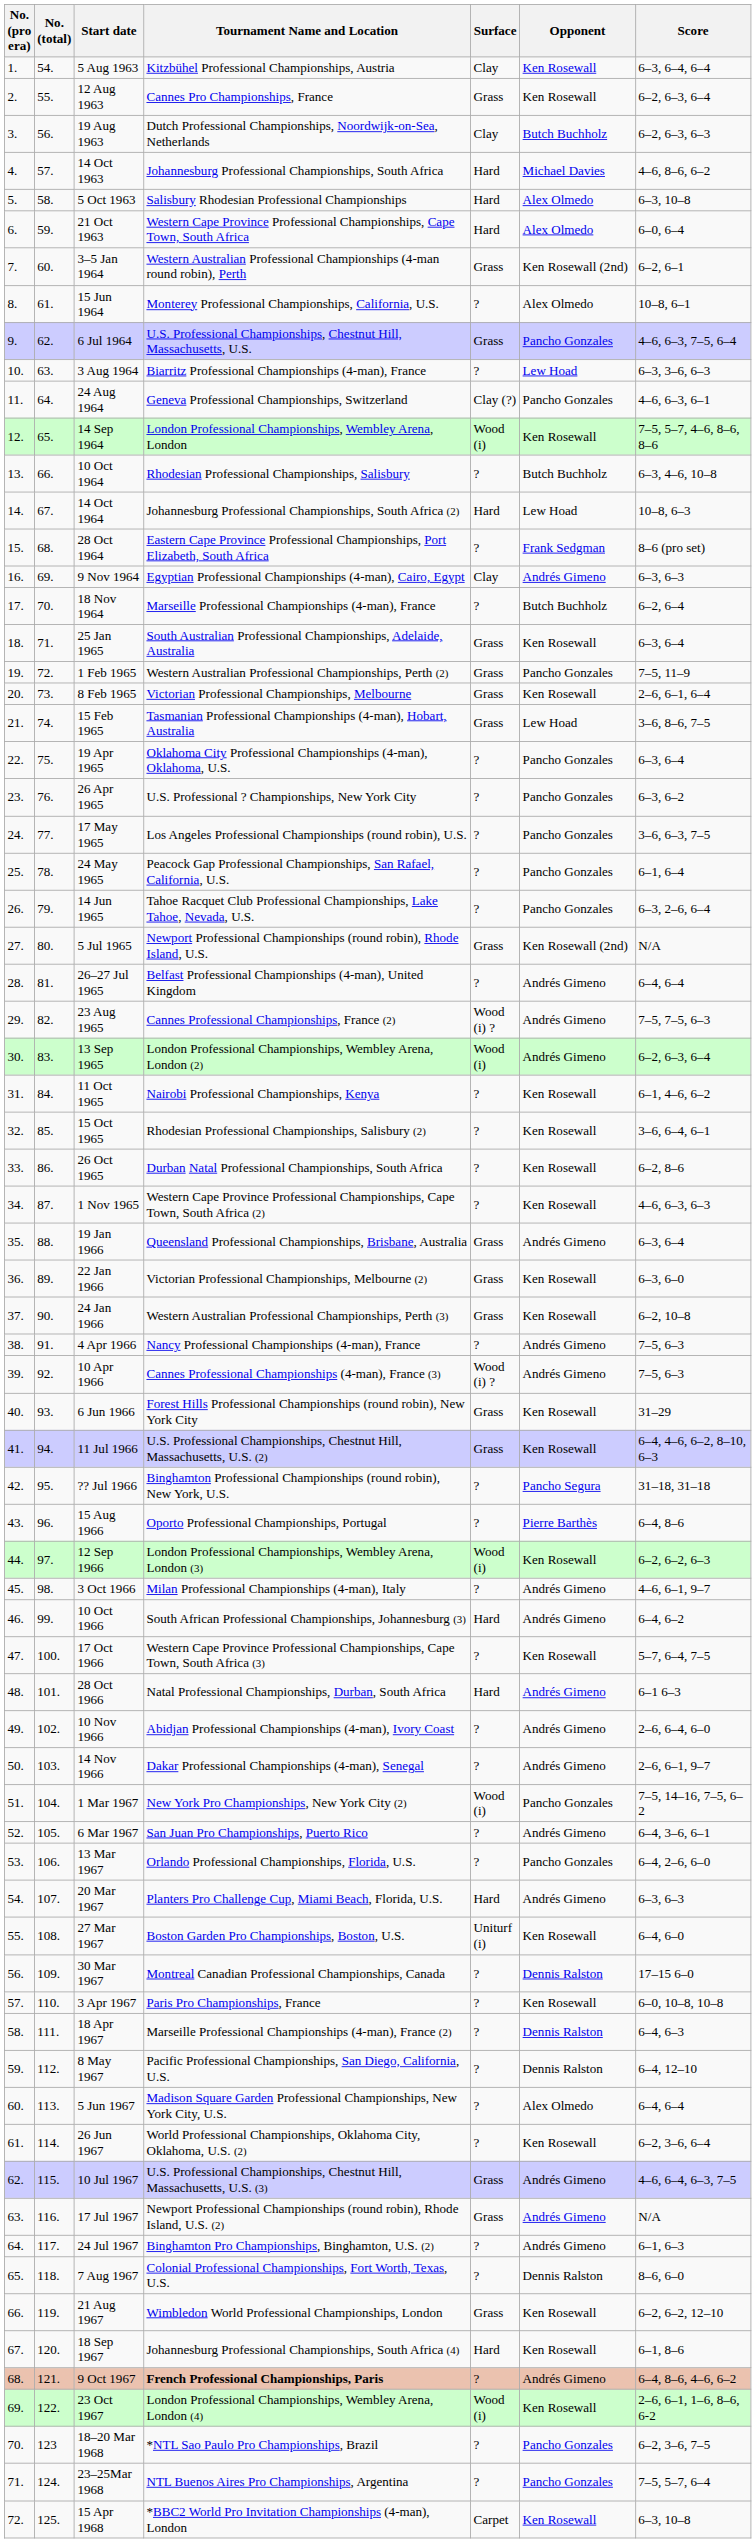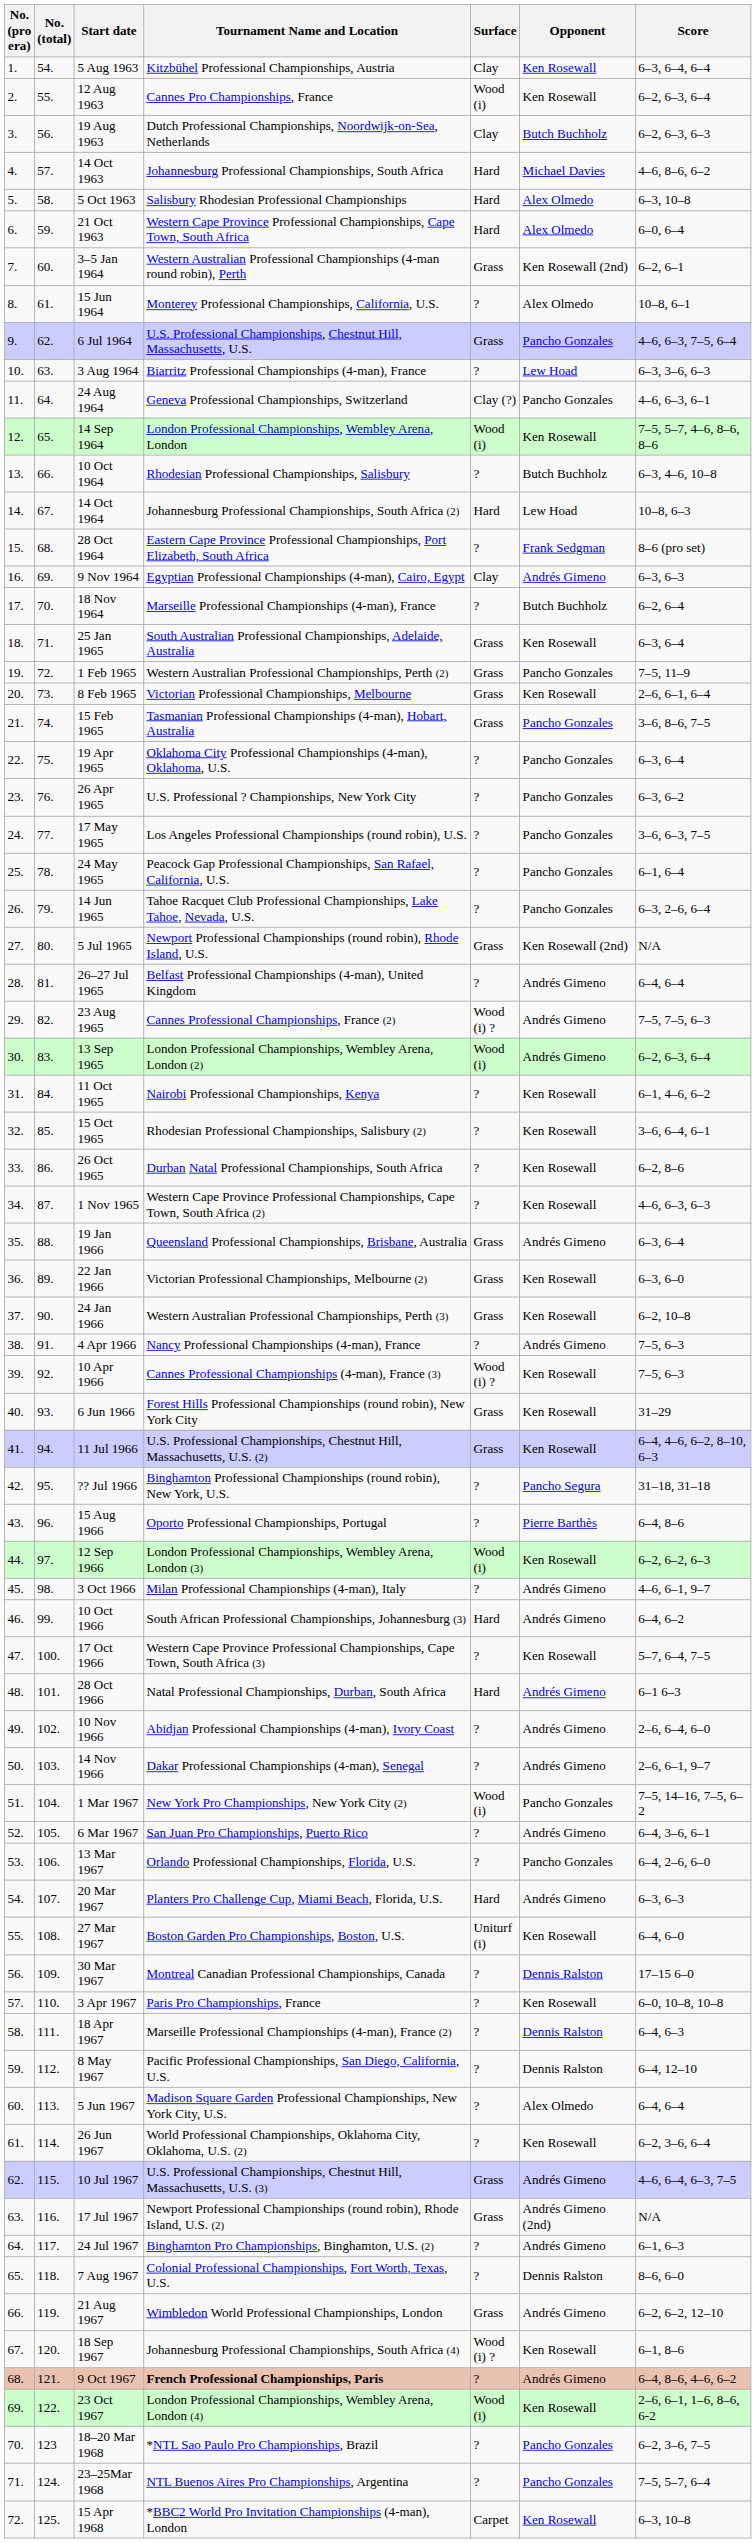(488, 97) Grass -> (489, 97) Wood (i)
(550, 723) Lew Hoad -> (568, 723) Pancho Gonzales
(564, 1374) Andrés Gimeno -> (559, 1374) Ken Rosewall
(564, 2217) Andrés Gimeno -> (564, 2217) Andrés Gimeno (2nd)
(559, 2312) Ken Rosewall -> (564, 2312) Andrés Gimeno
(487, 2349) Hard -> (489, 2349) Wood (i) ?
